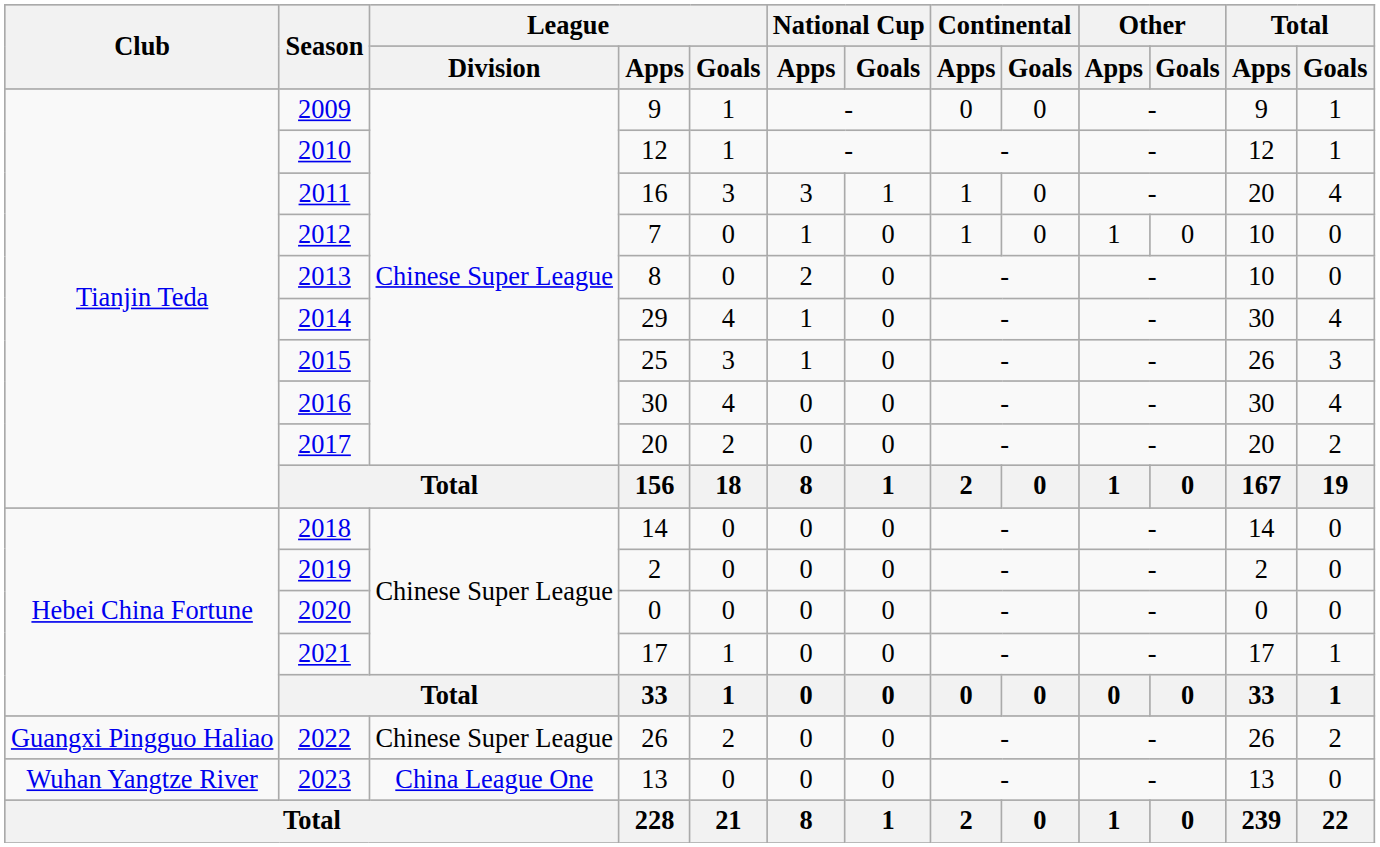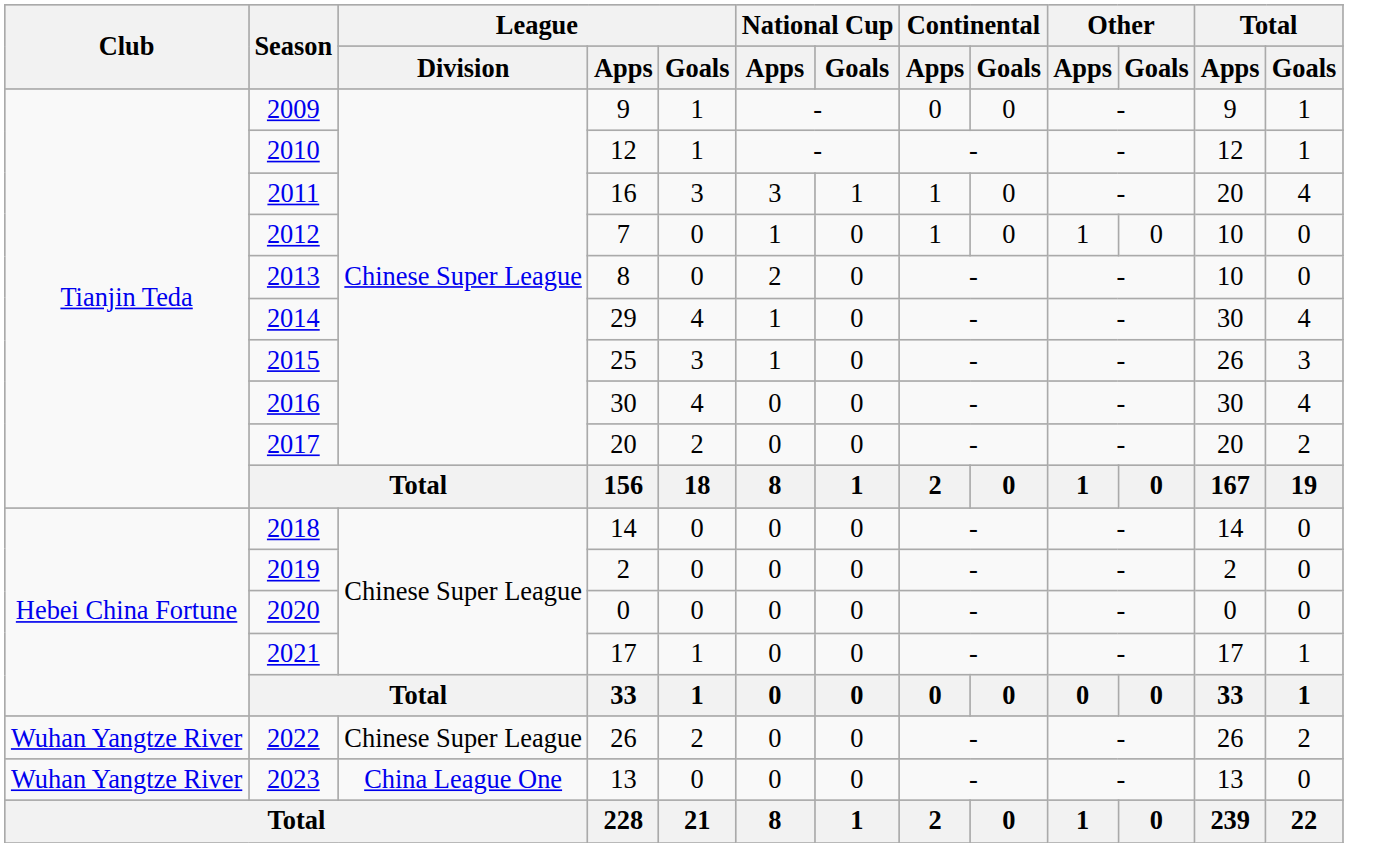(142, 737) Guangxi Pingguo Haliao -> (127, 737) Wuhan Yangtze River
